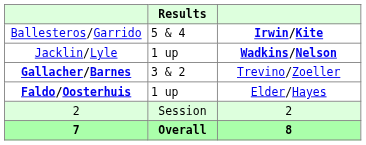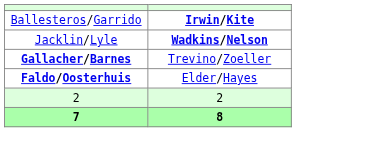- column: (182, 14)
